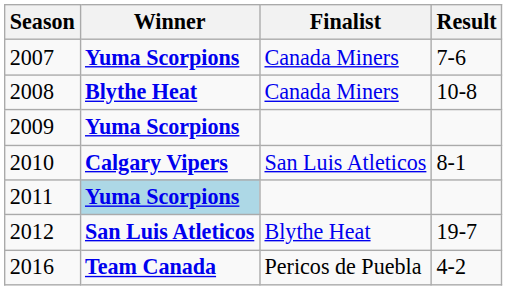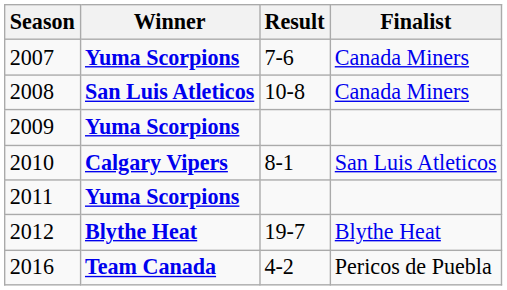columns swapped: (345, 22) <-> (467, 22)
(141, 92) Blythe Heat -> (170, 92) San Luis Atleticos
(162, 197) lightblue background -> (162, 197) no background
(170, 232) San Luis Atleticos -> (141, 232) Blythe Heat
